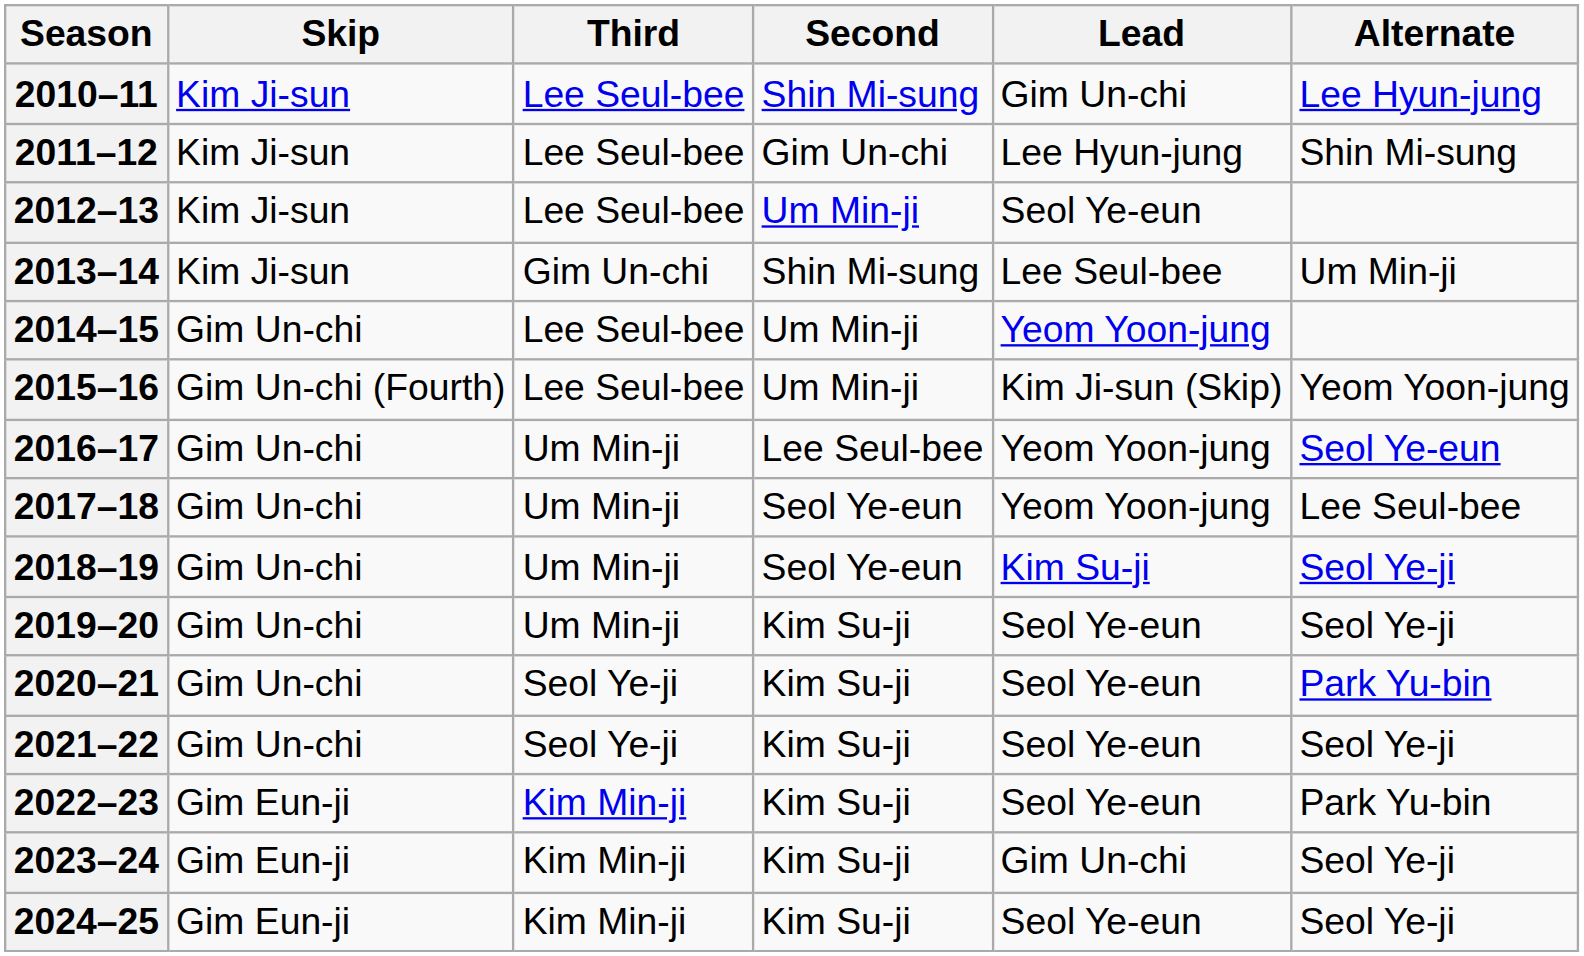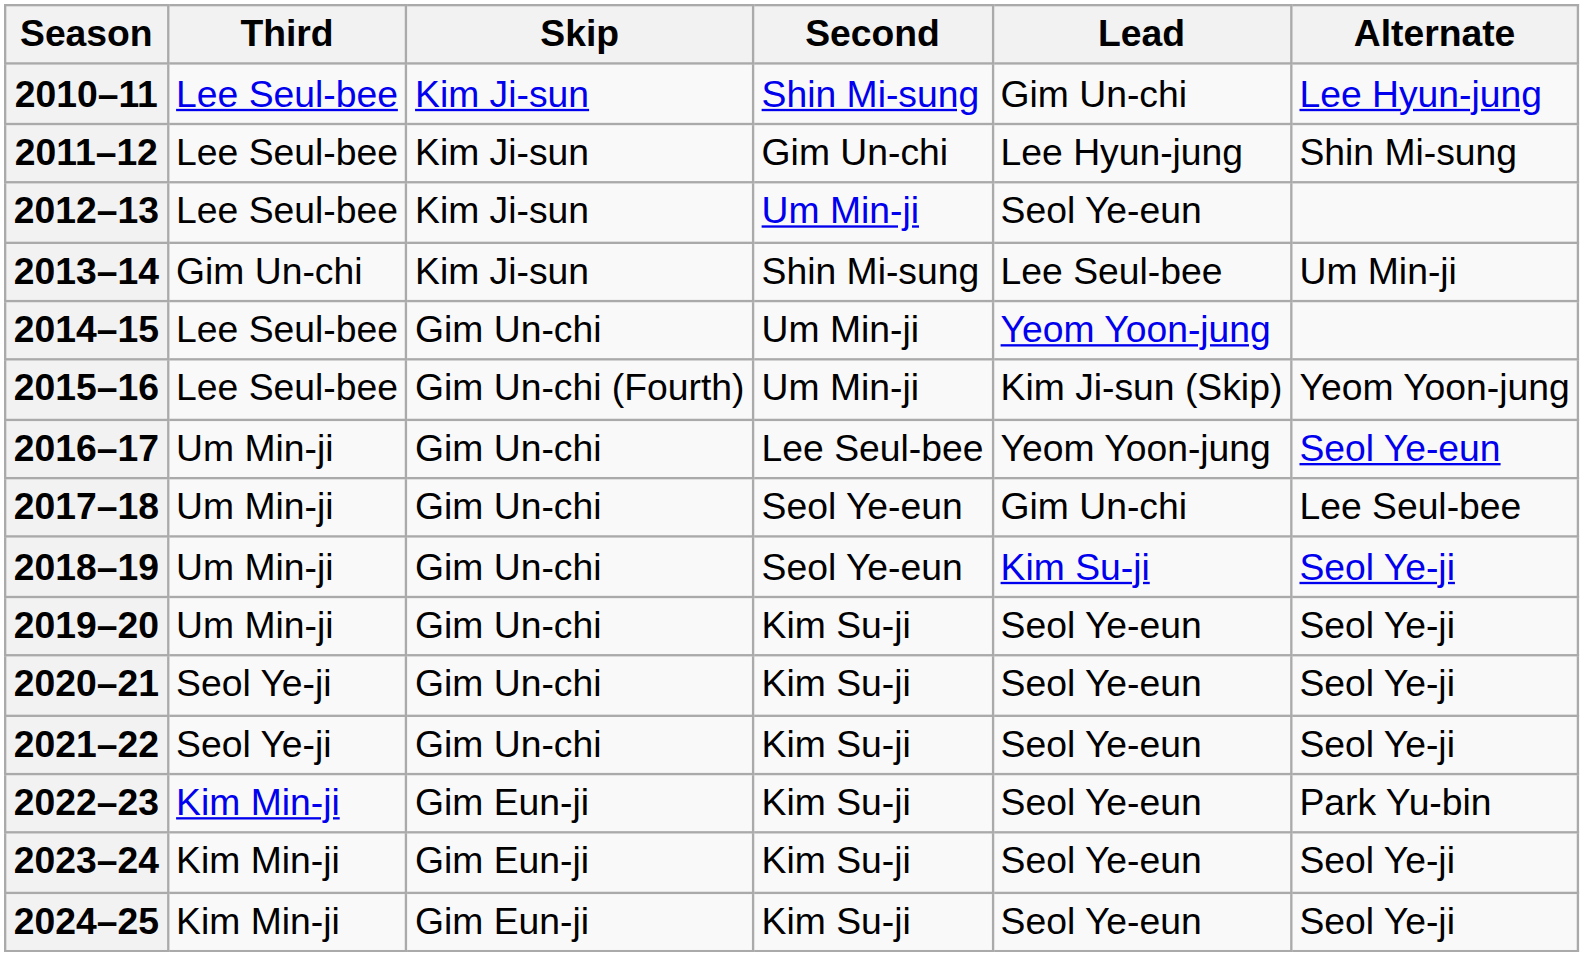columns swapped: (341, 34) <-> (634, 34)
(1136, 507) Yeom Yoon-jung -> (1094, 507) Gim Un-chi
(1396, 684) Park Yu-bin -> (1377, 684) Seol Ye-ji
(1094, 861) Gim Un-chi -> (1101, 861) Seol Ye-eun
